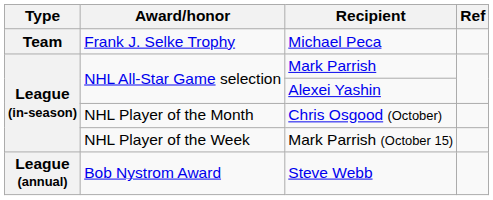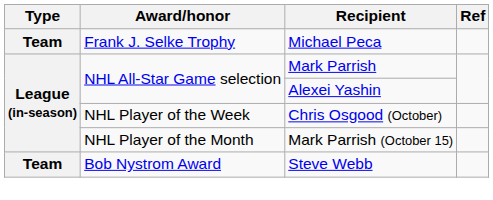(169, 115) NHL Player of the Month -> (167, 115) NHL Player of the Week
(167, 139) NHL Player of the Week -> (169, 139) NHL Player of the Month
(43, 173) League (annual) -> (43, 164) Team
